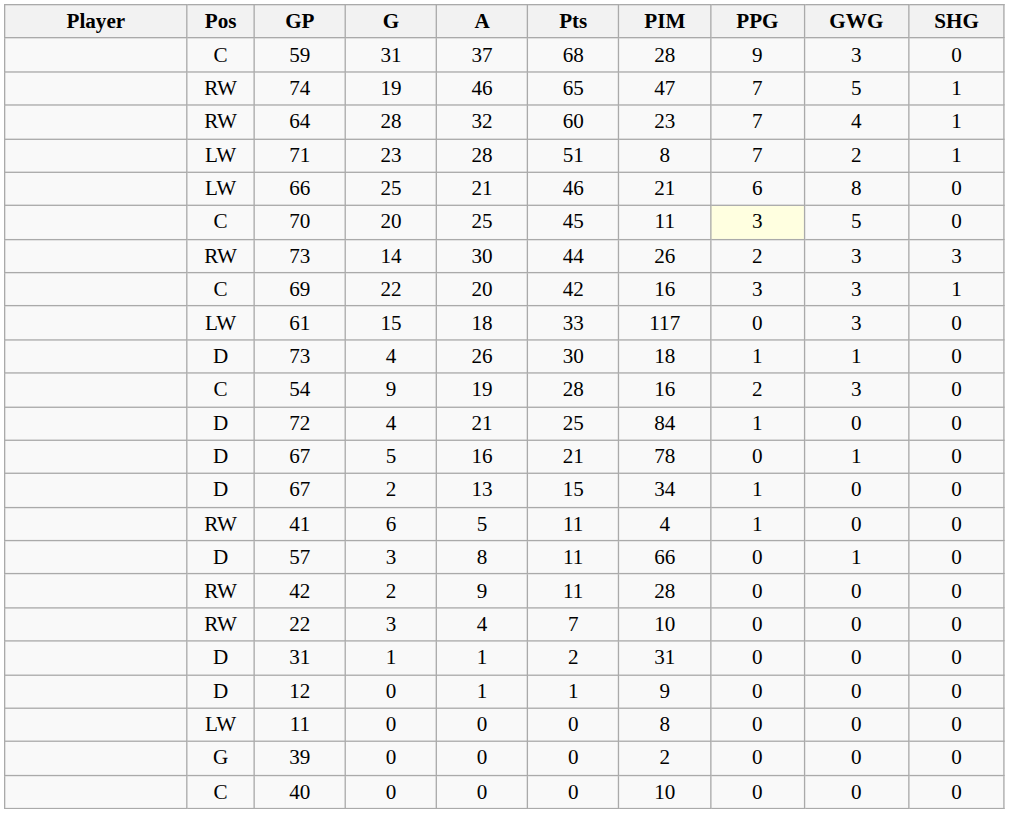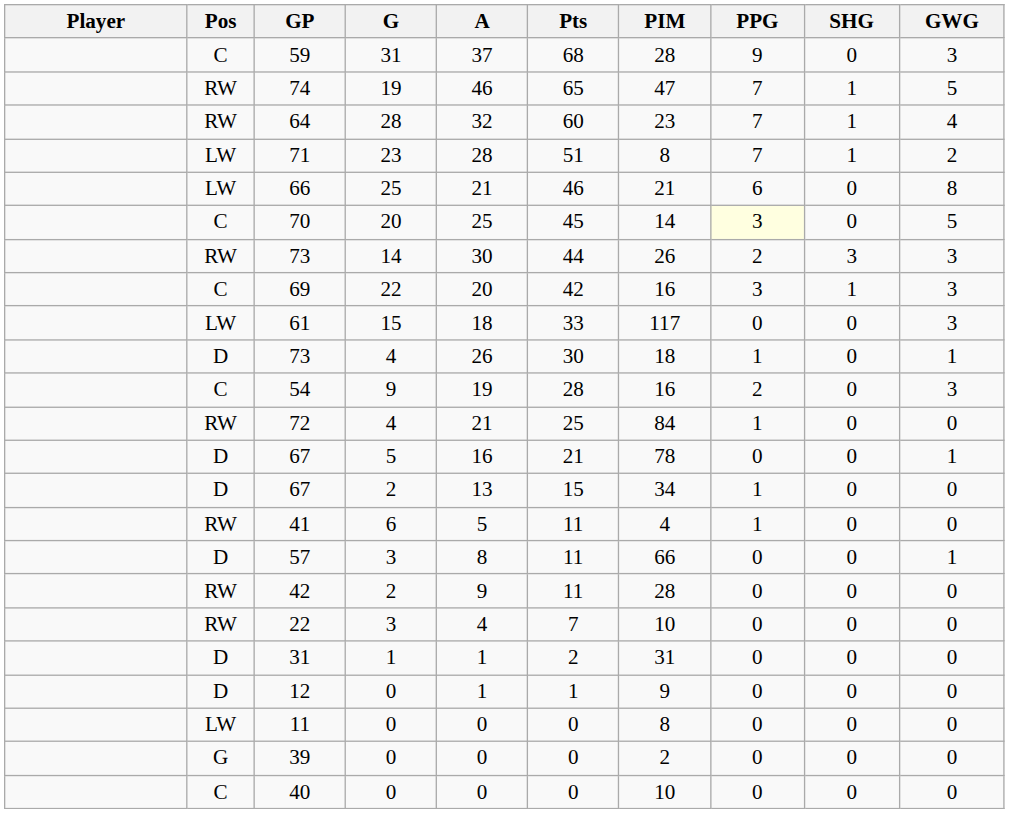columns swapped: (957, 21) <-> (856, 21)
(665, 222) 11 -> (665, 222) 14
(221, 423) D -> (221, 423) RW
